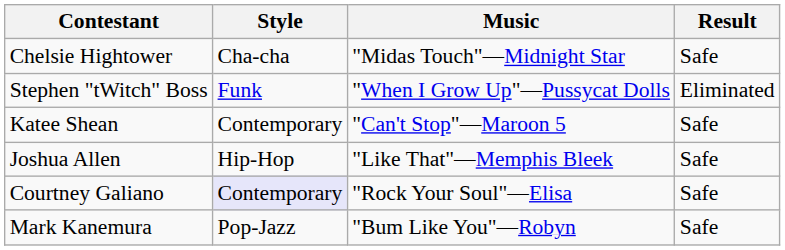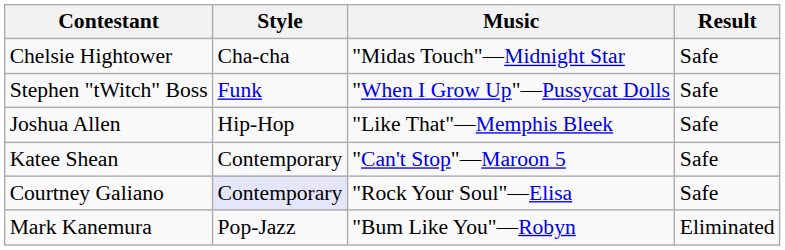(727, 90) Eliminated -> (699, 90) Safe
rows swapped: (64, 124) <-> (65, 158)
(699, 227) Safe -> (727, 227) Eliminated
